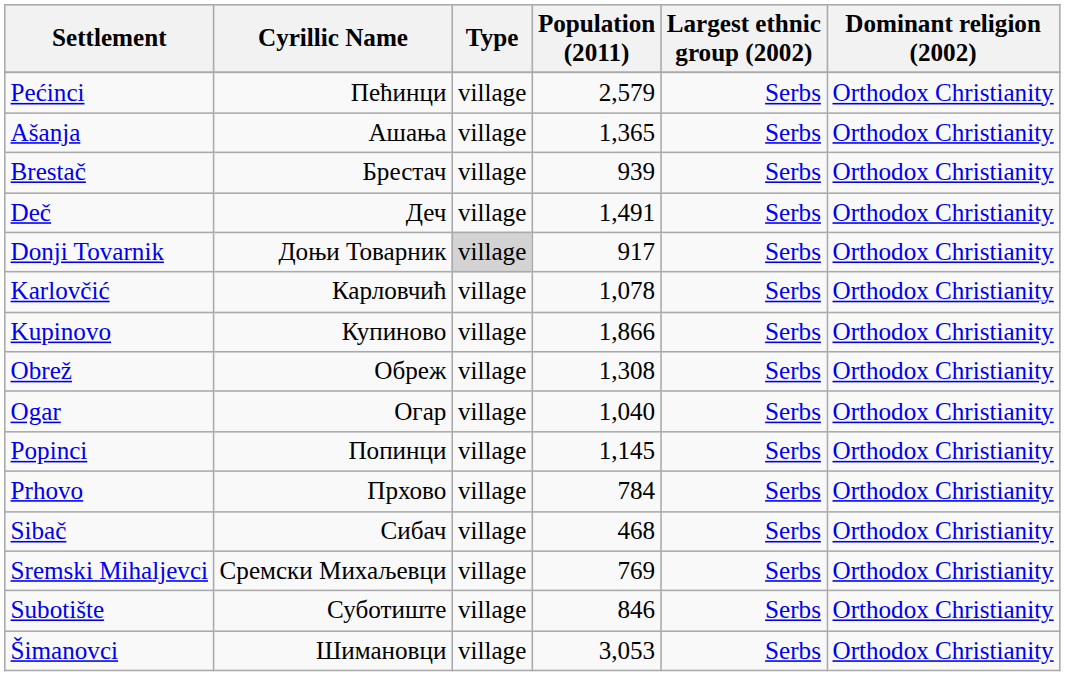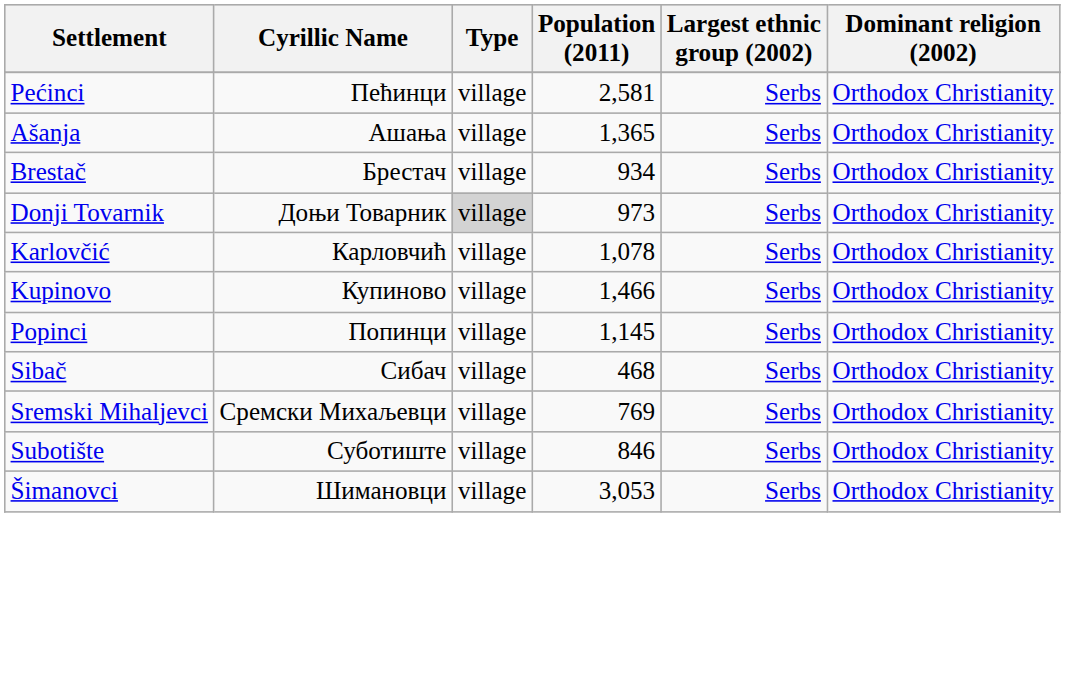(627, 92) 2,579 -> (627, 92) 2,581
(636, 172) 939 -> (636, 172) 934
- row: (31, 212)
(636, 251) 917 -> (636, 212) 973
(627, 331) 1,866 -> (627, 291) 1,466
- row: (41, 371)
- row: (36, 411)
- row: (47, 490)
